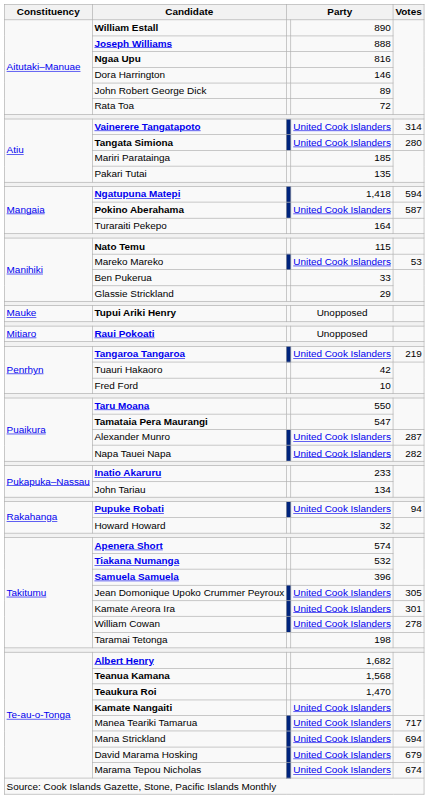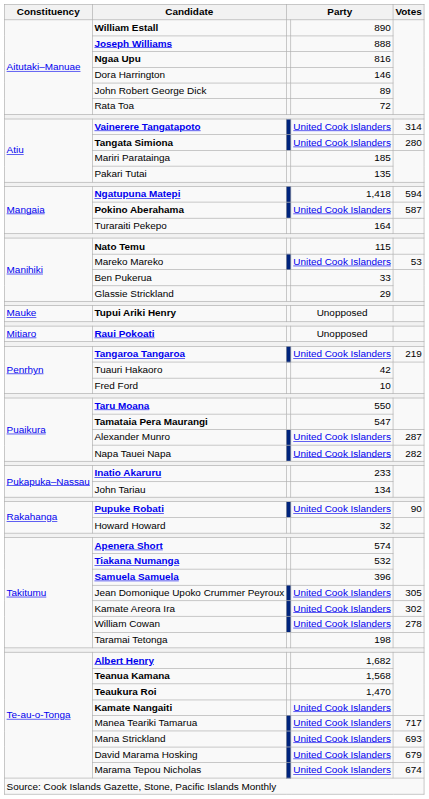(416, 509) 94 -> (416, 509) 90
(413, 608) 301 -> (413, 608) 302
(413, 739) 694 -> (413, 739) 693
